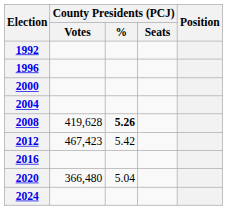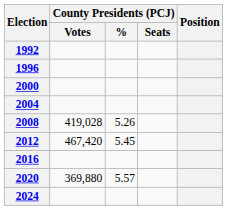(84, 123) 419,628 -> (84, 123) 419,028
(125, 123) bold -> (125, 123) normal
(84, 141) 467,423 -> (84, 141) 467,420
(125, 141) 5.42 -> (125, 141) 5.45
(84, 178) 366,480 -> (84, 178) 369,880
(125, 178) 5.04 -> (125, 178) 5.57
